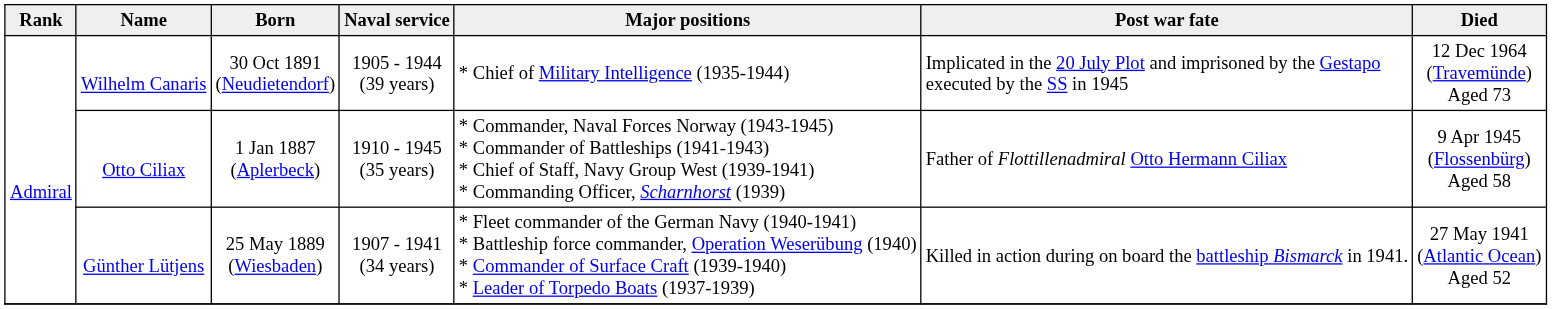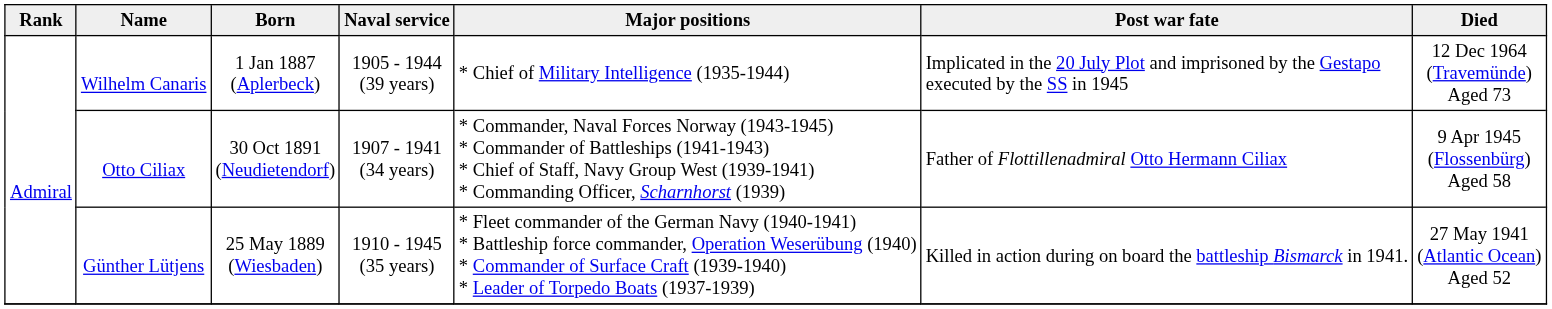(275, 72) 30 Oct 1891 (Neudietendorf) -> (275, 72) 1 Jan 1887 (Aplerbeck)
(275, 158) 1 Jan 1887 (Aplerbeck) -> (275, 158) 30 Oct 1891 (Neudietendorf)
(397, 158) 1910 - 1945 (35 years) -> (397, 158) 1907 - 1941 (34 years)
(397, 255) 1907 - 1941 (34 years) -> (397, 255) 1910 - 1945 (35 years)
